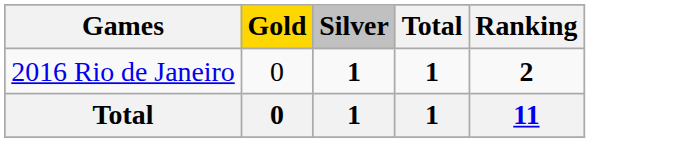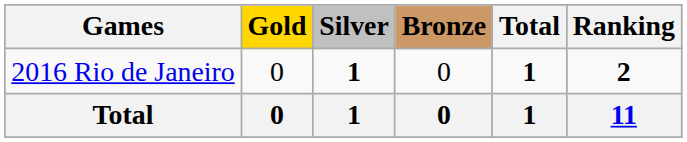+ column: (444, 26)
